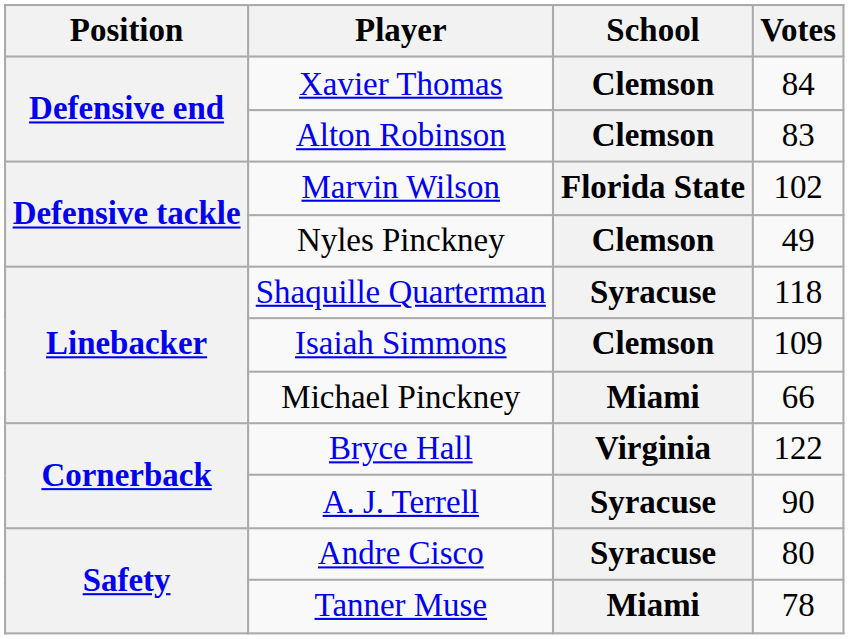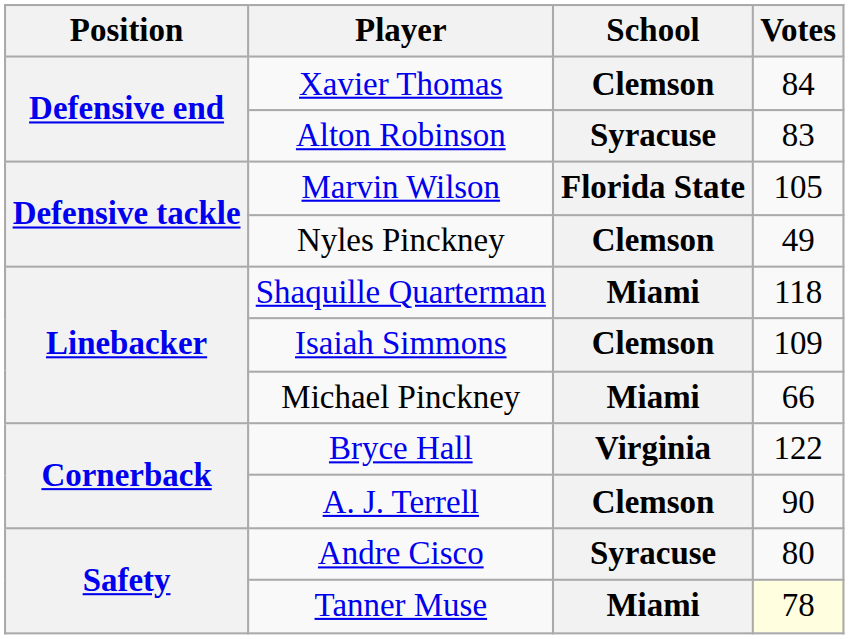(653, 135) Clemson -> (653, 135) Syracuse
(798, 187) 102 -> (798, 187) 105
(653, 291) Syracuse -> (653, 291) Miami
(653, 501) Syracuse -> (653, 501) Clemson
(798, 605) no background -> (798, 605) lightyellow background
